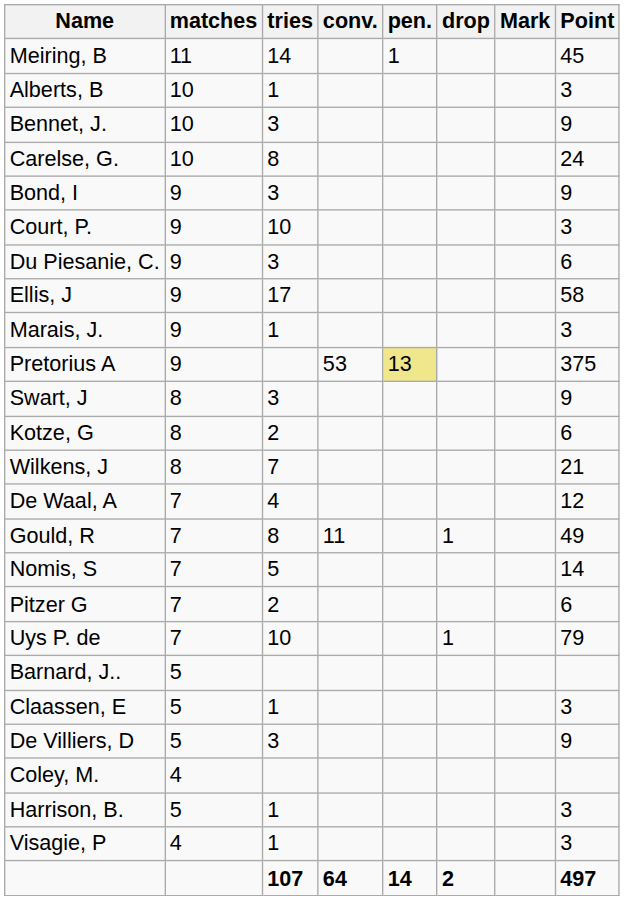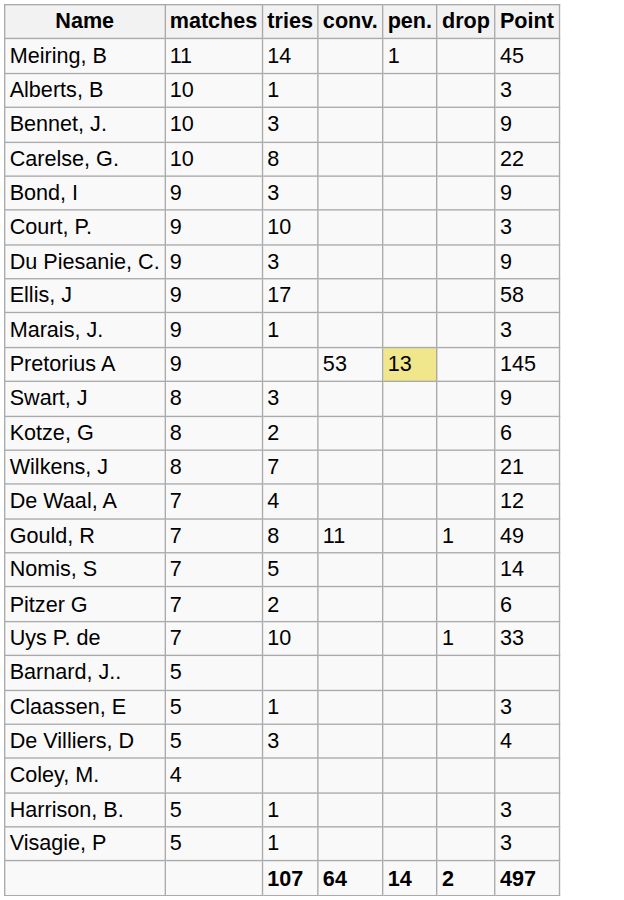- column: (525, 21)
(572, 158) 24 -> (512, 158) 22
(566, 261) 6 -> (506, 261) 9
(578, 364) 375 -> (518, 364) 145
(572, 638) 79 -> (512, 638) 33
(566, 741) 9 -> (506, 741) 4
(176, 843) 4 -> (176, 843) 5
